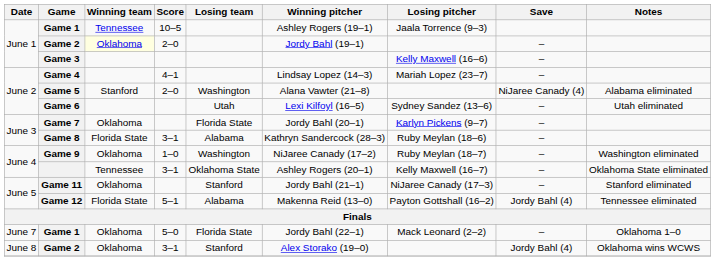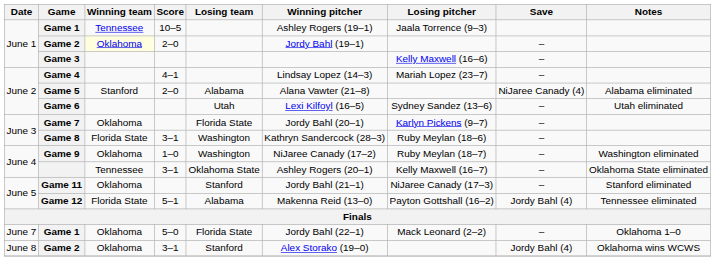(224, 91) Washington -> (224, 91) Alabama
(224, 138) Alabama -> (224, 138) Washington
